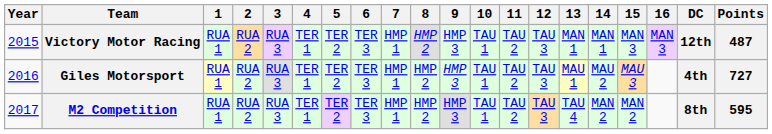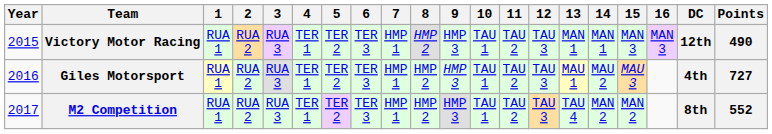(741, 42) 487 -> (741, 42) 490
(741, 111) 595 -> (741, 111) 552
